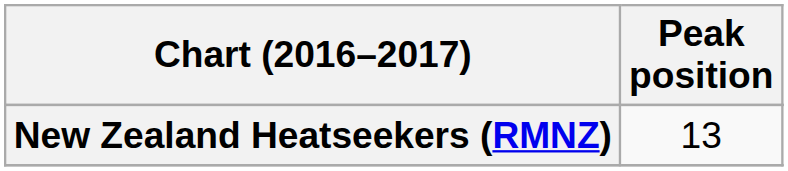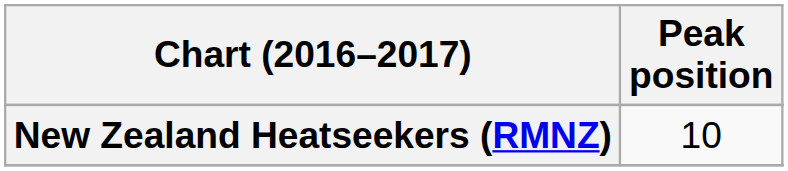(701, 134) 13 -> (701, 134) 10
